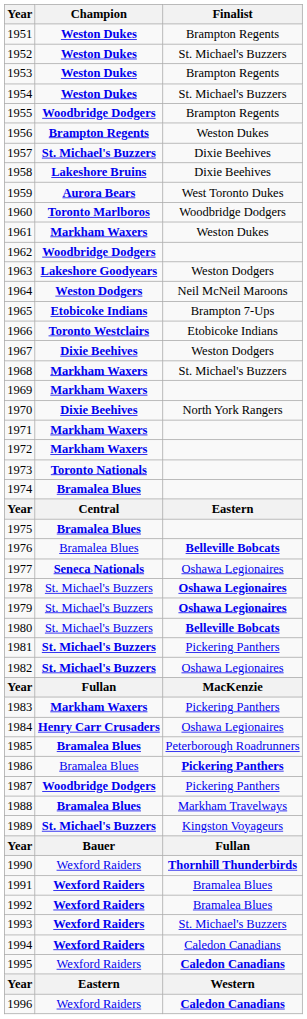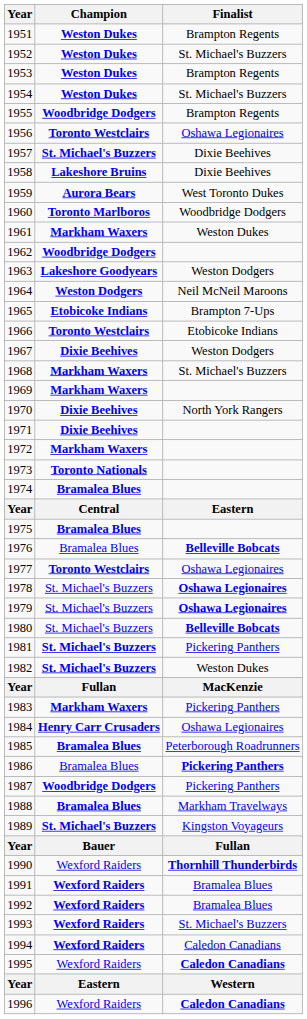(99, 133) Brampton Regents -> (99, 133) Toronto Westclairs
(233, 133) Weston Dukes -> (233, 133) Oshawa Legionaires
(99, 430) Markham Waxers -> (99, 430) Dixie Beehives
(99, 568) Seneca Nationals -> (99, 568) Toronto Westclairs
(233, 667) Oshawa Legionaires -> (233, 667) Weston Dukes
